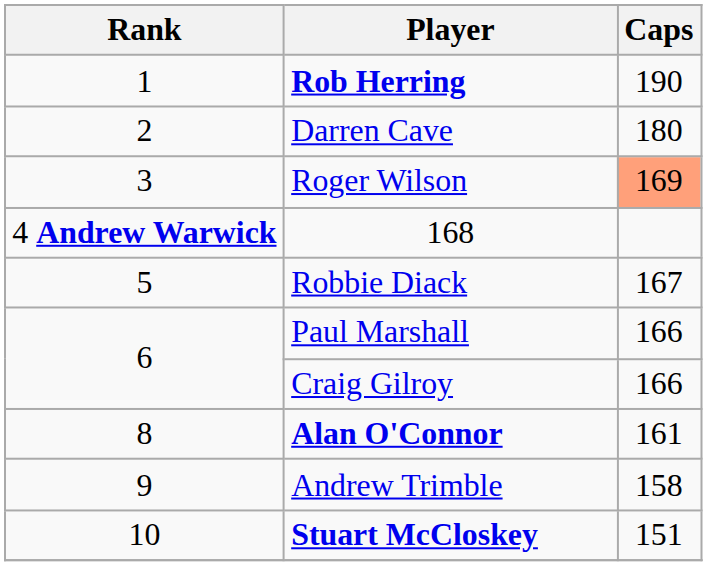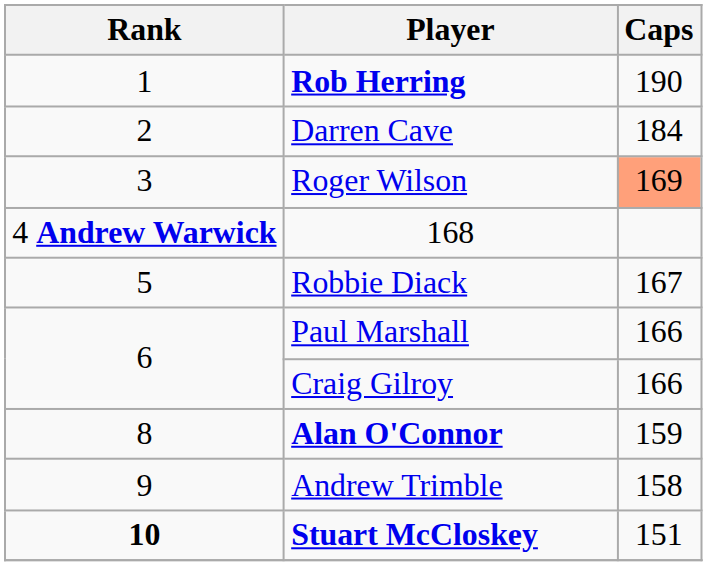(659, 130) 180 -> (659, 130) 184
(659, 433) 161 -> (659, 433) 159
(144, 534) normal -> (144, 534) bold
